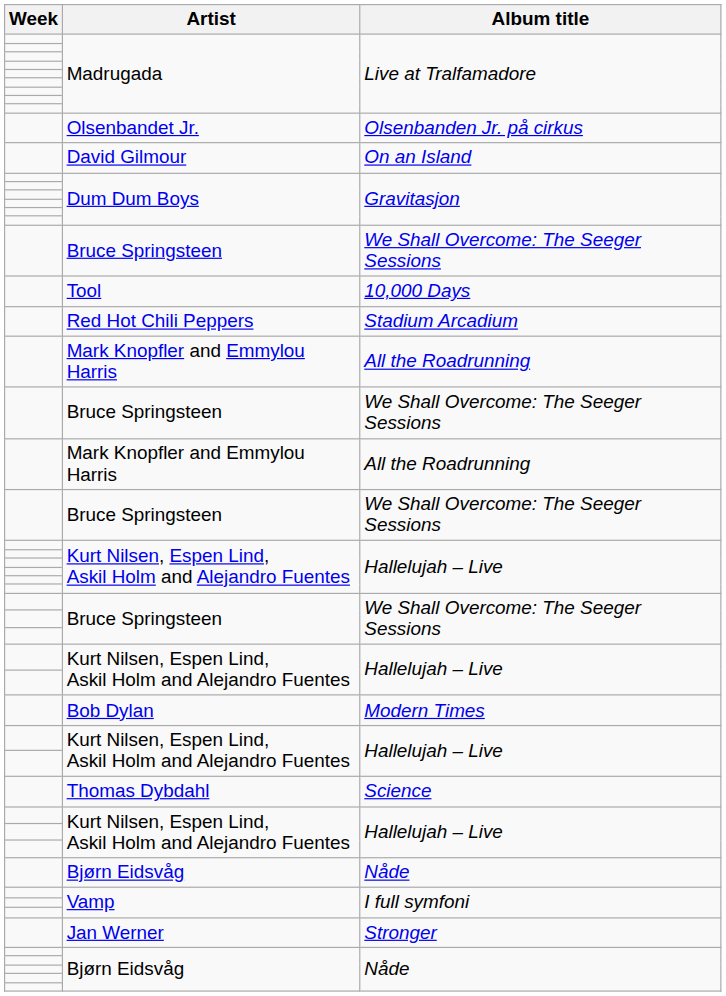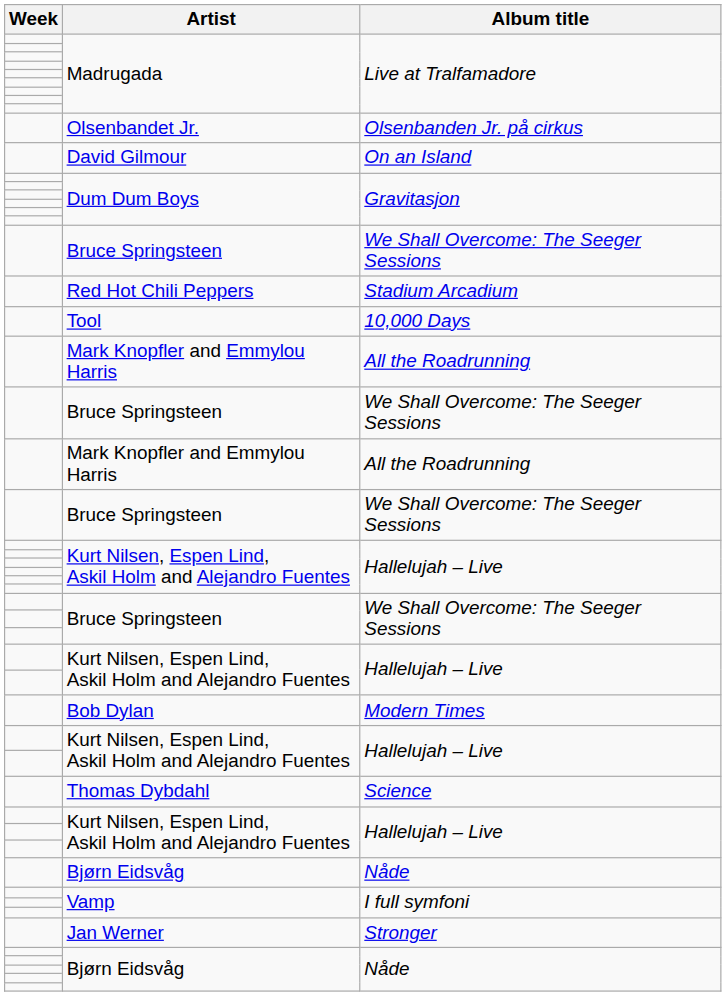rows swapped: (84, 291) <-> (160, 320)
